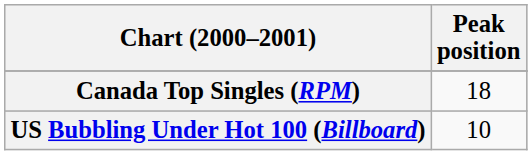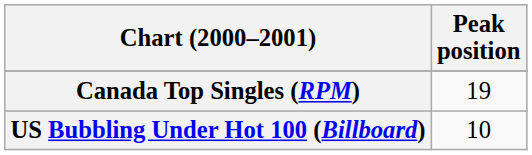(479, 90) 18 -> (479, 90) 19
